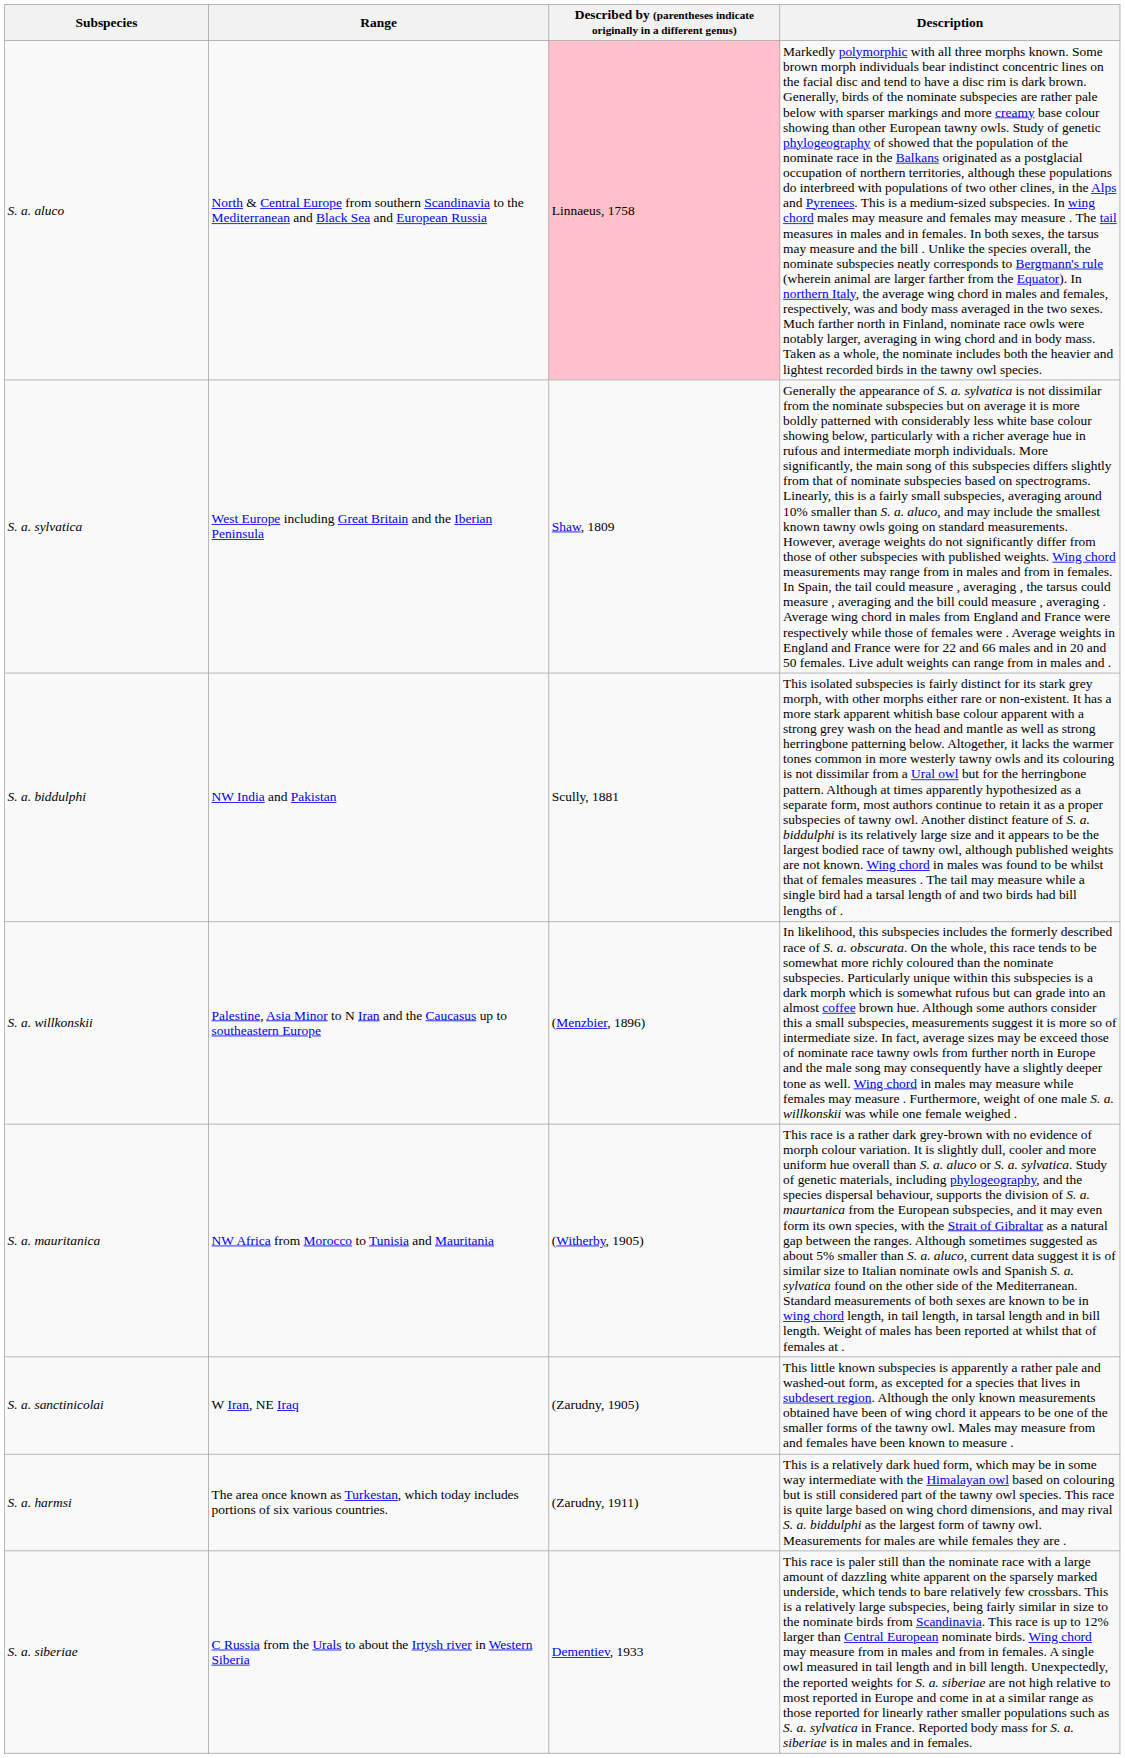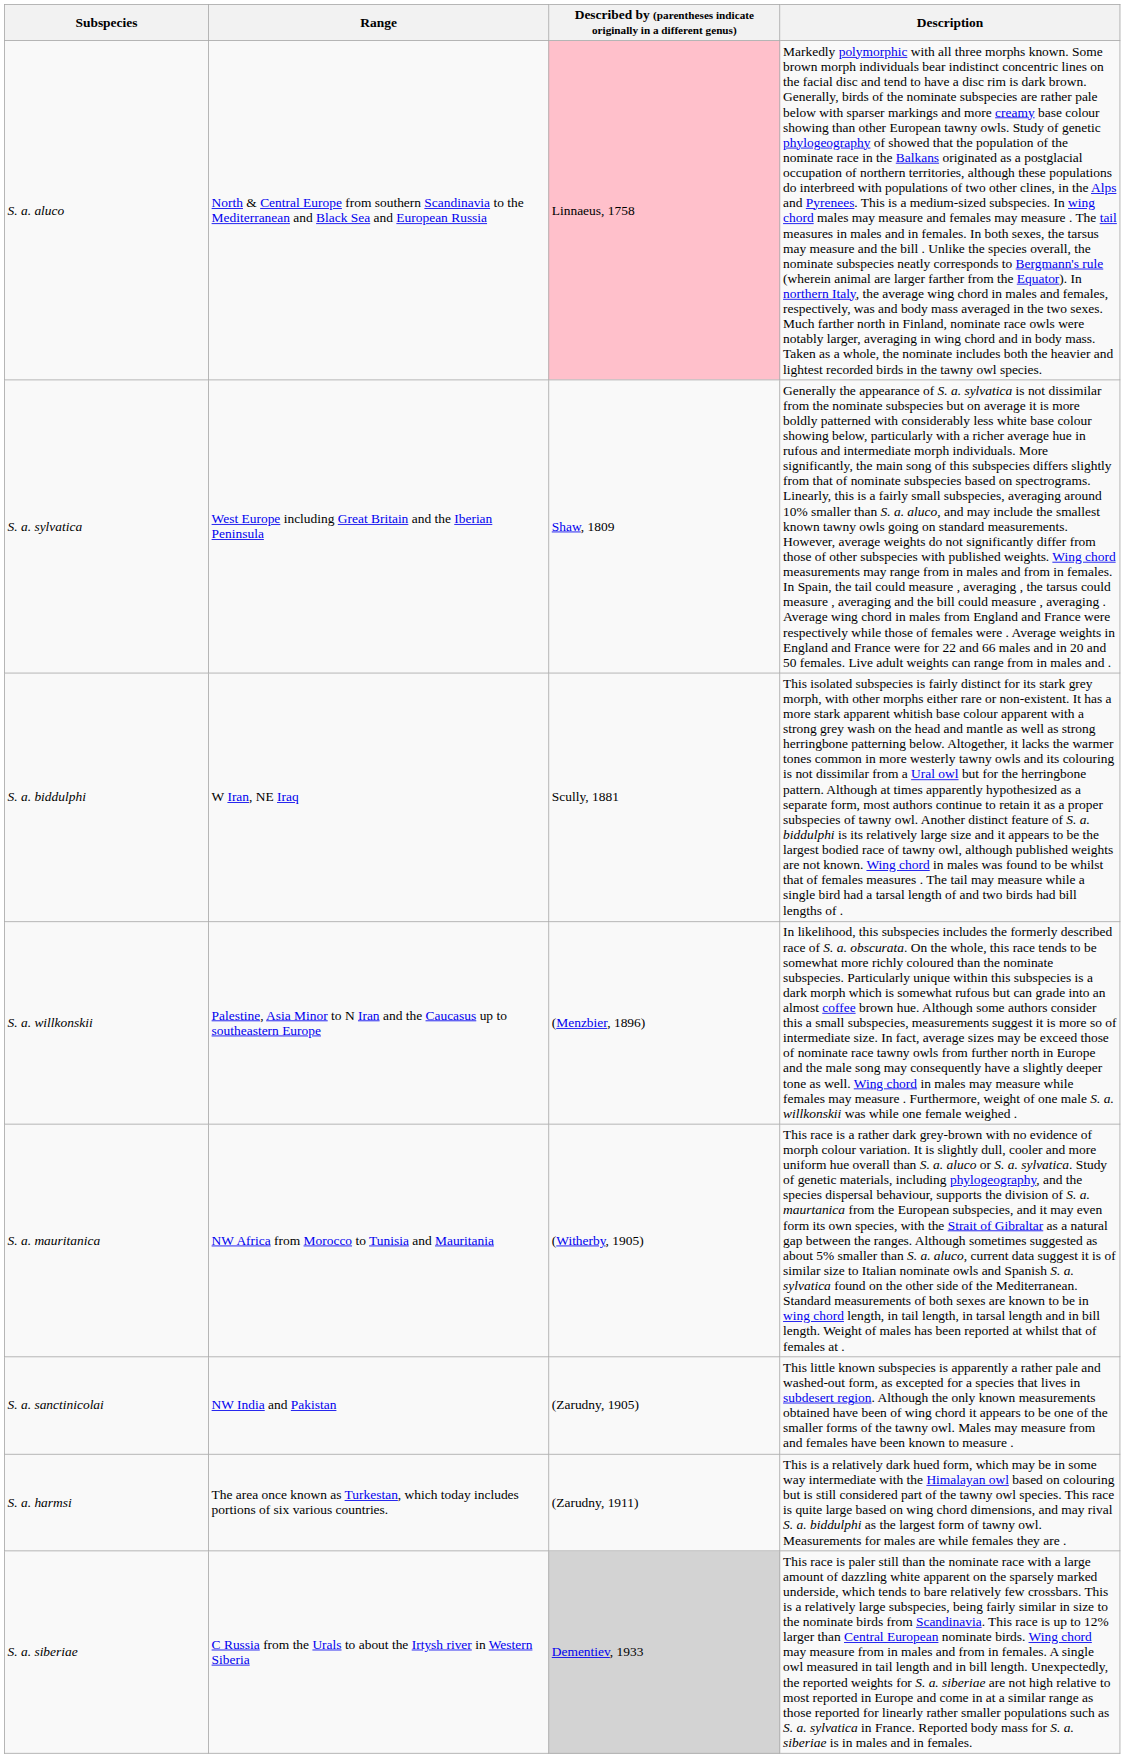(274, 797) NW India and Pakistan -> (255, 797) W Iran, NE Iraq
(255, 1405) W Iran, NE Iraq -> (274, 1405) NW India and Pakistan
(598, 1652) no background -> (598, 1652) lightgrey background
